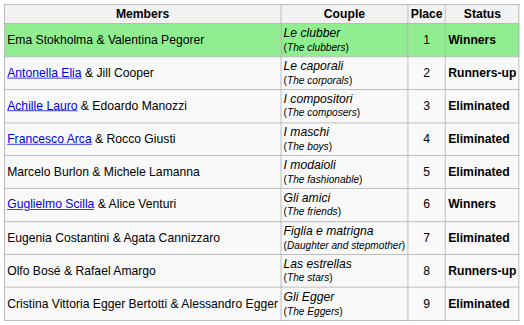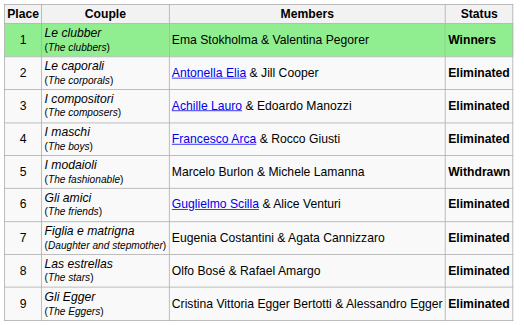columns swapped: (427, 14) <-> (143, 14)
(482, 73) Runners-up -> (479, 73) Eliminated
(479, 172) Eliminated -> (479, 172) Withdrawn
(472, 205) Winners -> (479, 205) Eliminated
(482, 271) Runners-up -> (479, 271) Eliminated
